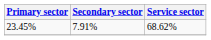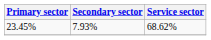(85, 27) 7.91% -> (85, 27) 7.93%
